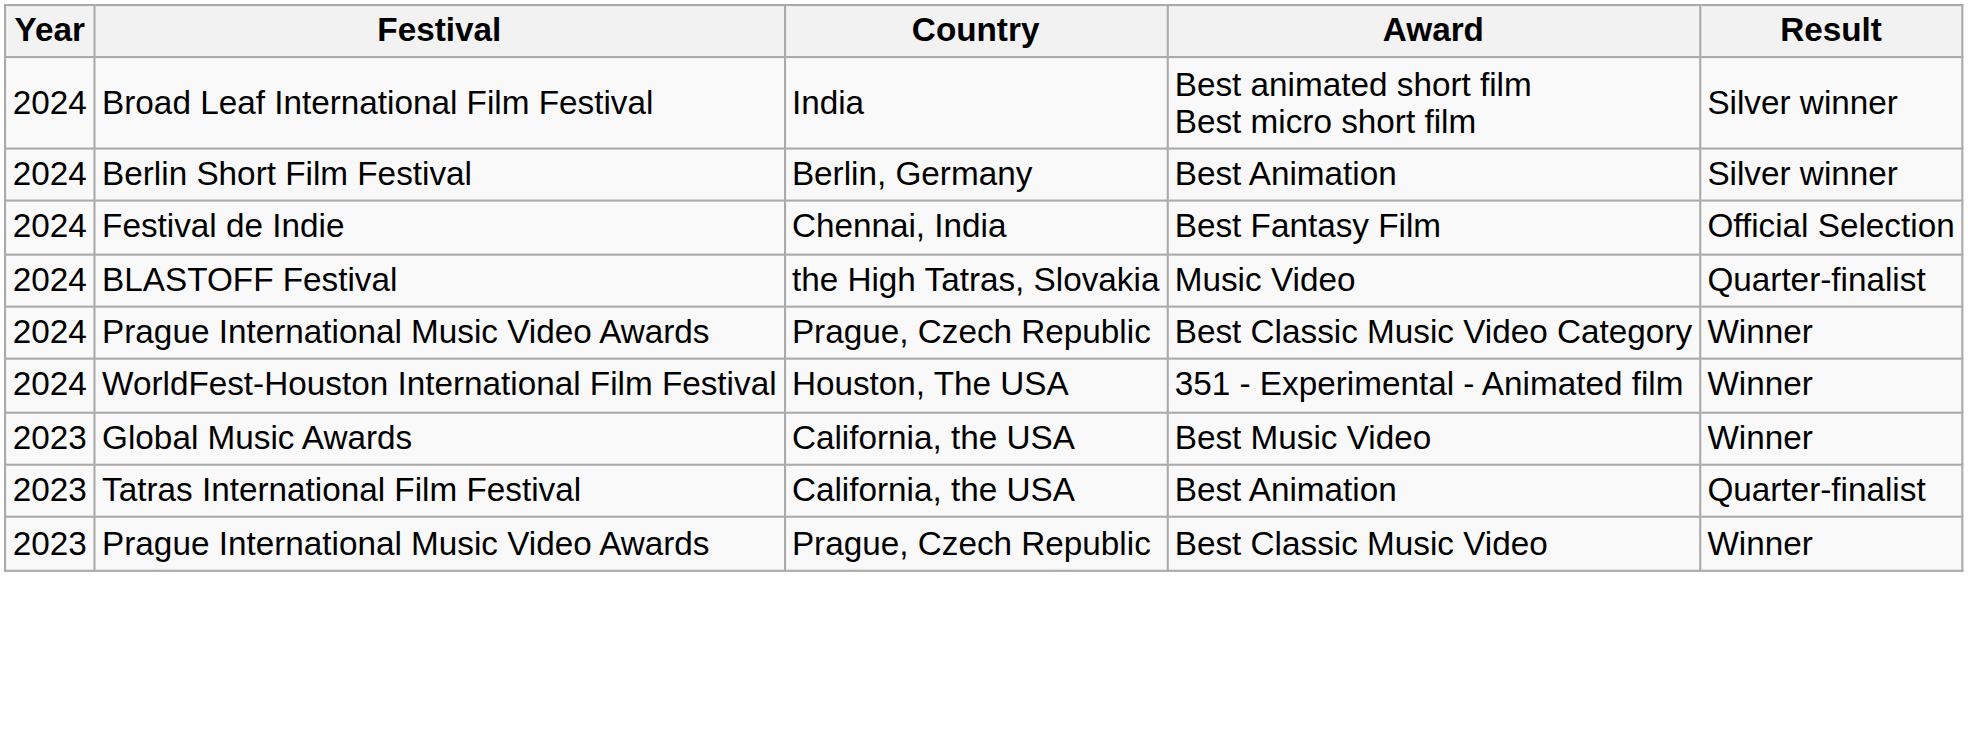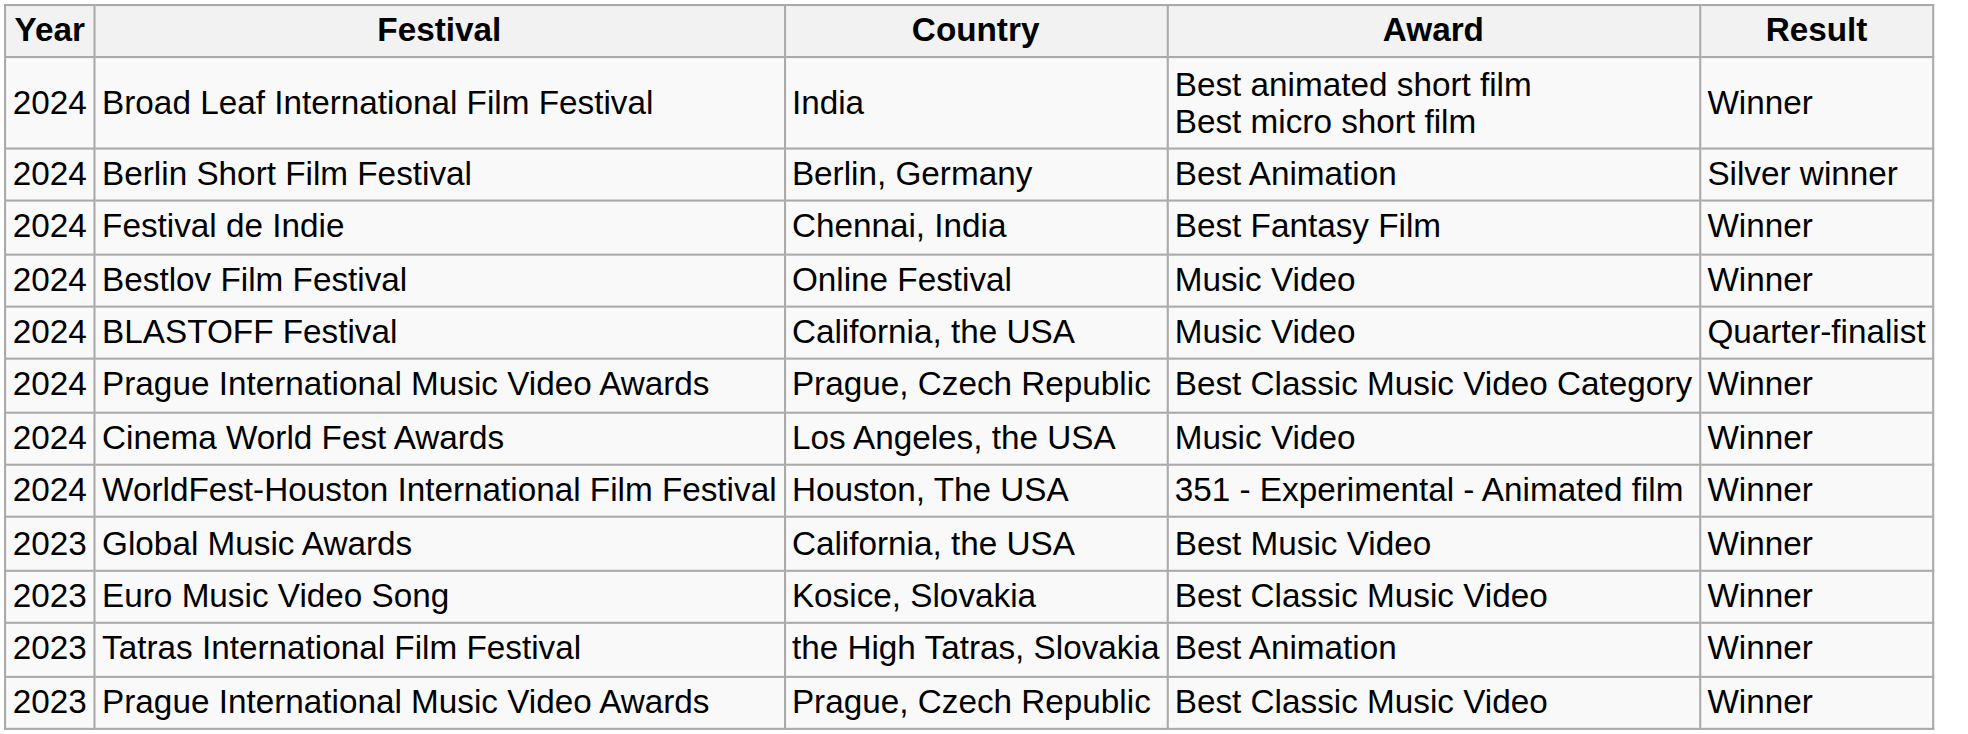(1803, 102) Silver winner -> (1760, 102) Winner
(1831, 226) Official Selection -> (1760, 226) Winner
+ row: (255, 279)
(976, 279) the High Tatras, Slovakia -> (933, 332) California, the USA
+ row: (303, 437)
+ row: (276, 596)
(933, 490) California, the USA -> (976, 648) the High Tatras, Slovakia
(1817, 490) Quarter-finalist -> (1760, 648) Winner
